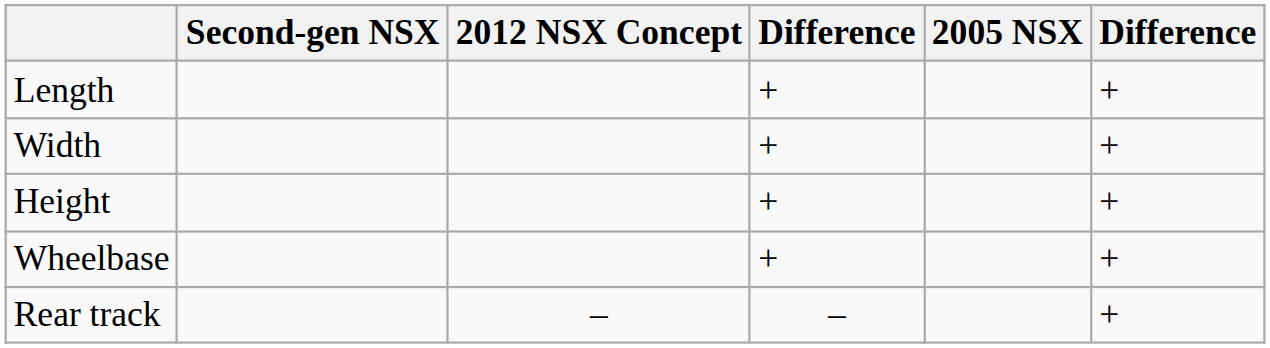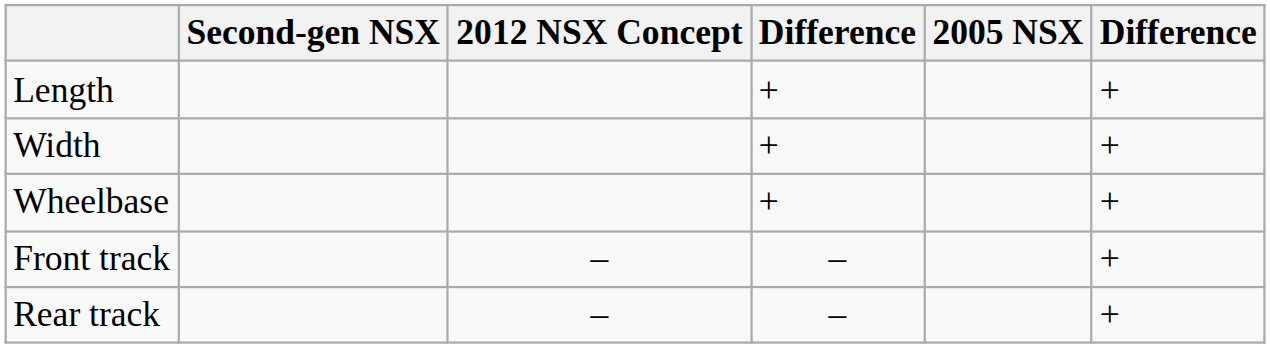- row: (62, 201)
+ row: (92, 257)
